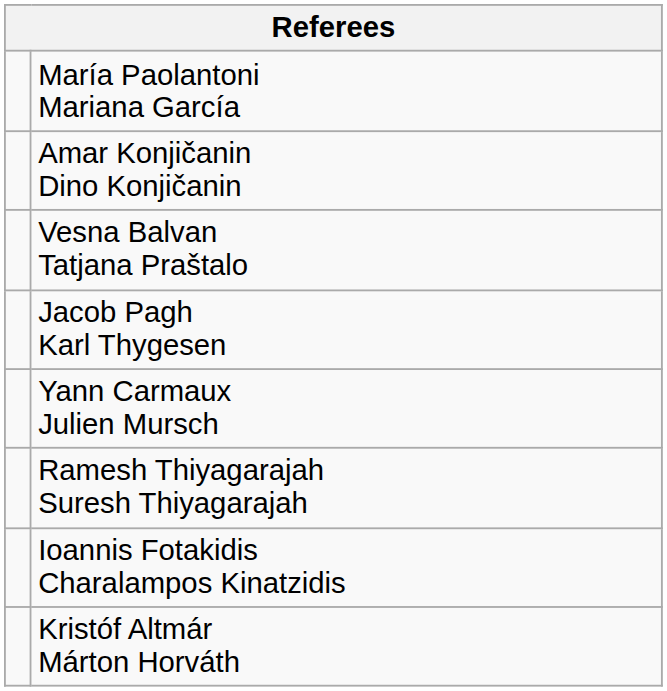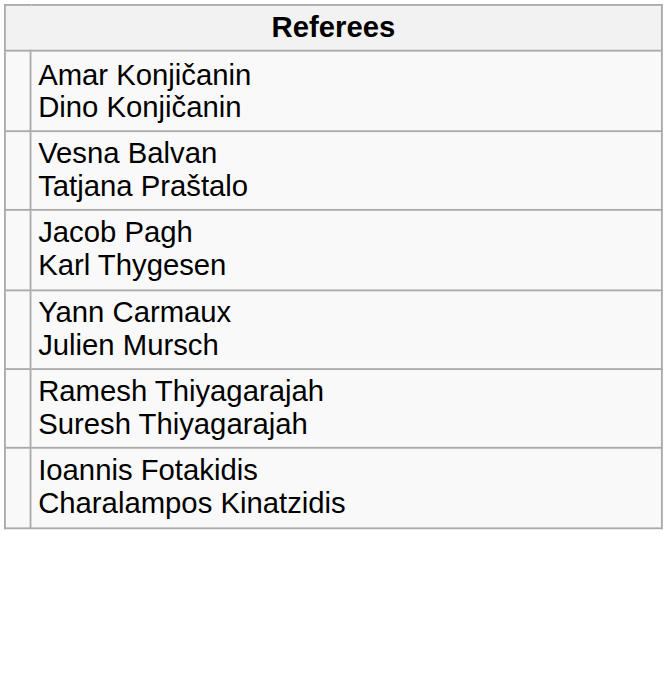- row: (149, 90)
- row: (139, 646)
